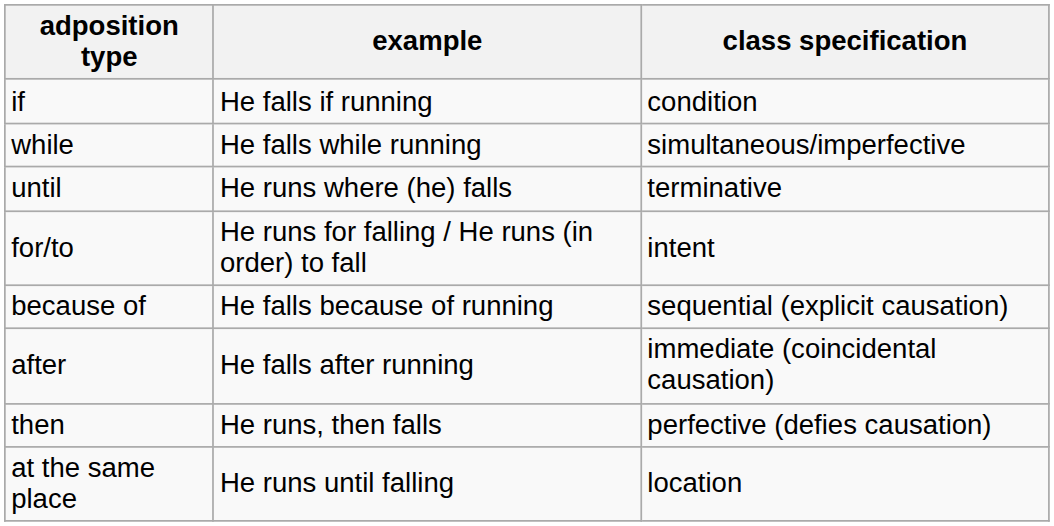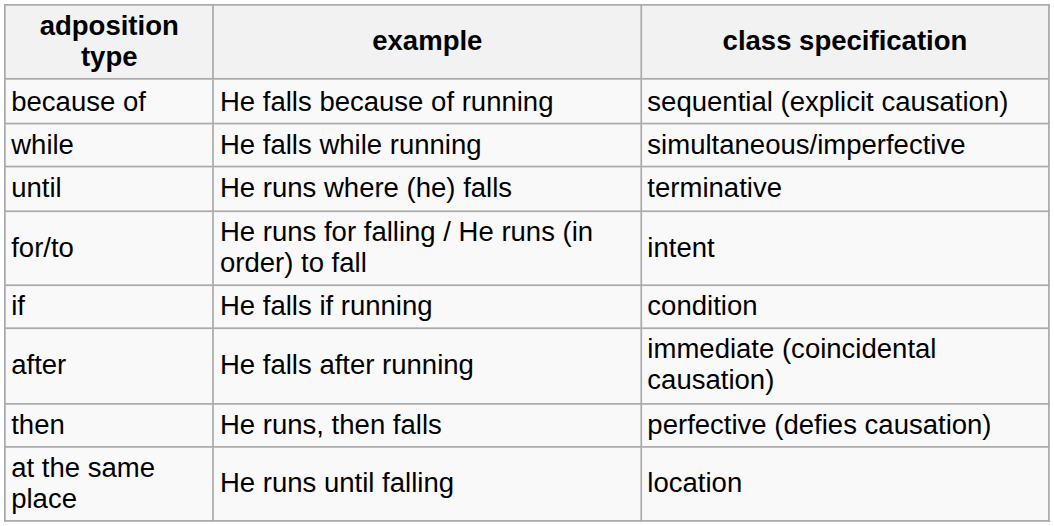rows swapped: (18, 100) <-> (79, 306)
